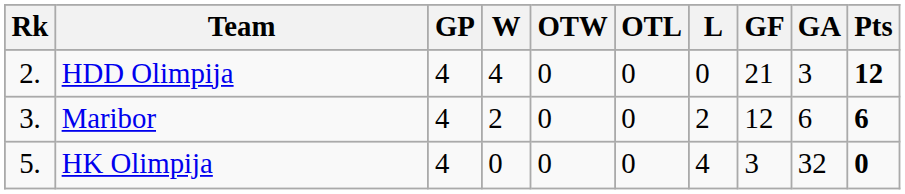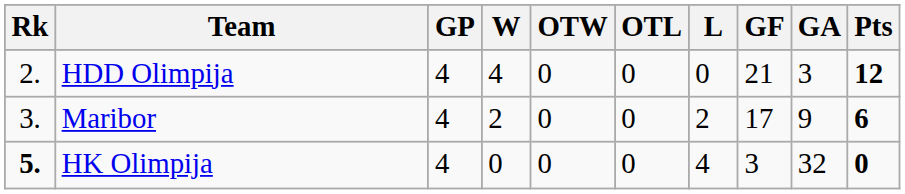(759, 118) 12 -> (759, 118) 17
(805, 118) 6 -> (805, 118) 9
(30, 164) normal -> (30, 164) bold
